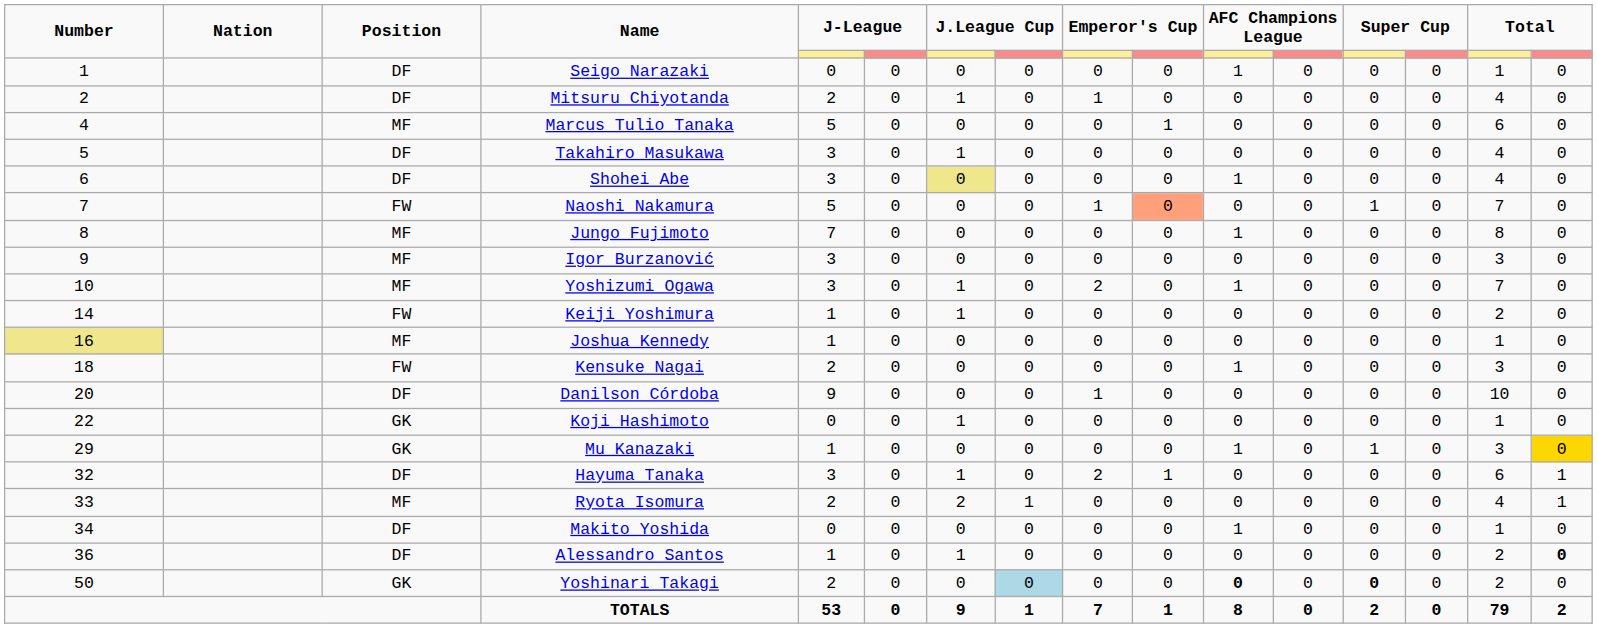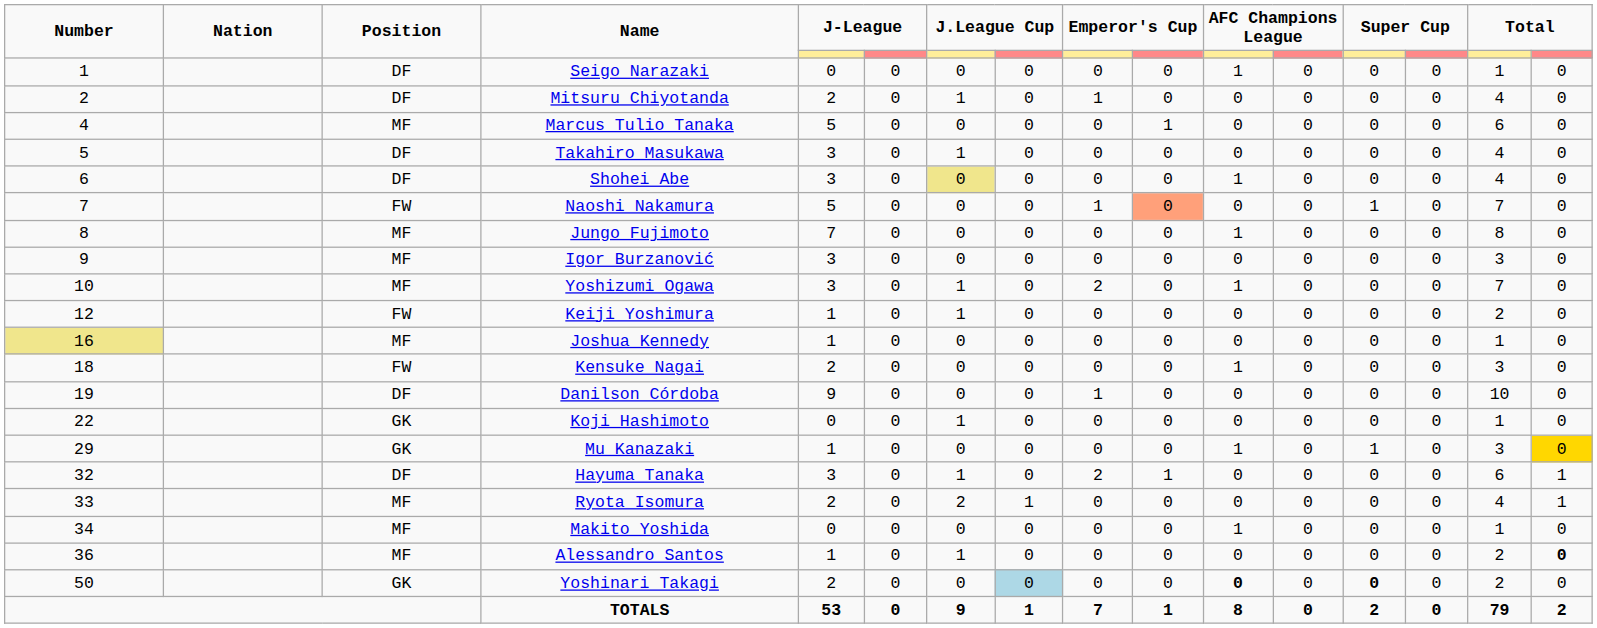(84, 314) 14 -> (84, 314) 12
(84, 395) 20 -> (84, 395) 19
(402, 529) DF -> (402, 529) MF
(402, 556) DF -> (402, 556) MF
